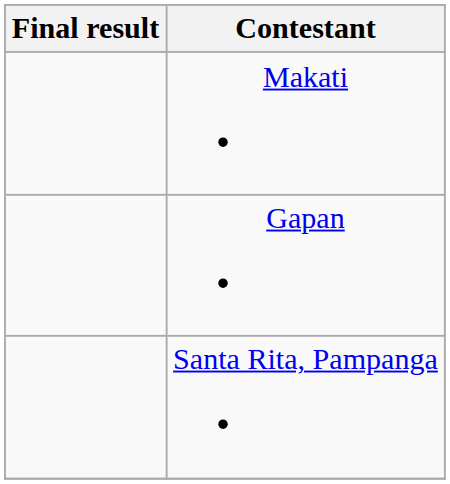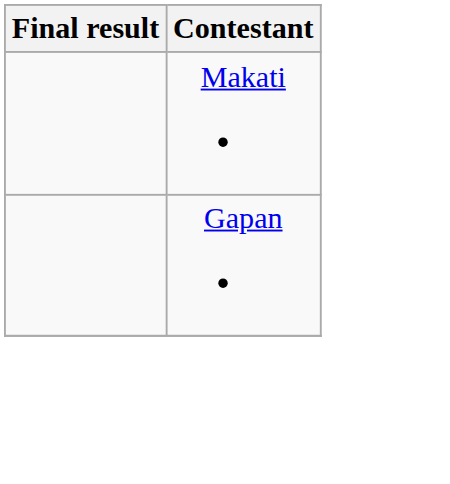- row: (305, 392)
